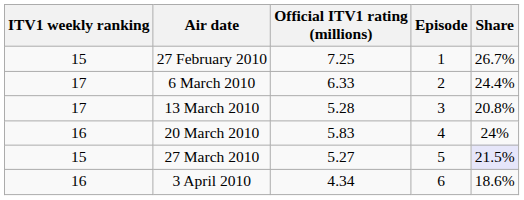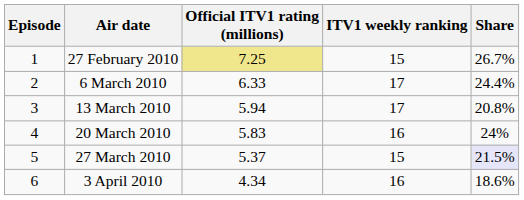columns swapped: (441, 25) <-> (79, 25)
(341, 58) no background -> (252, 58) khaki background
(341, 108) 5.28 -> (252, 108) 5.94
(341, 157) 5.27 -> (252, 157) 5.37
